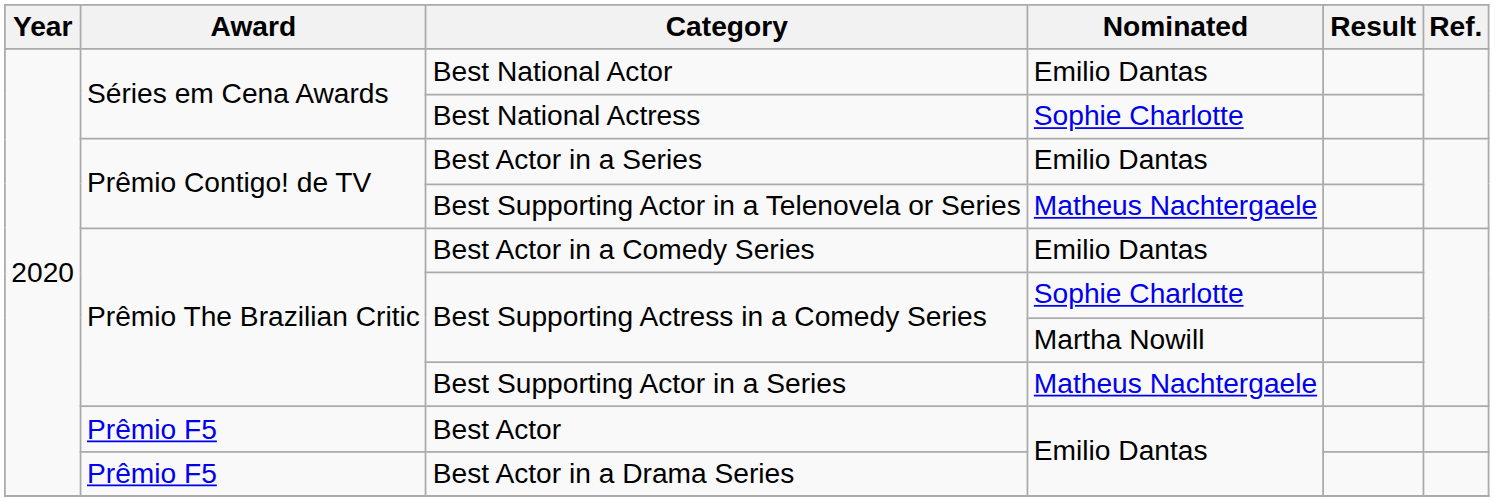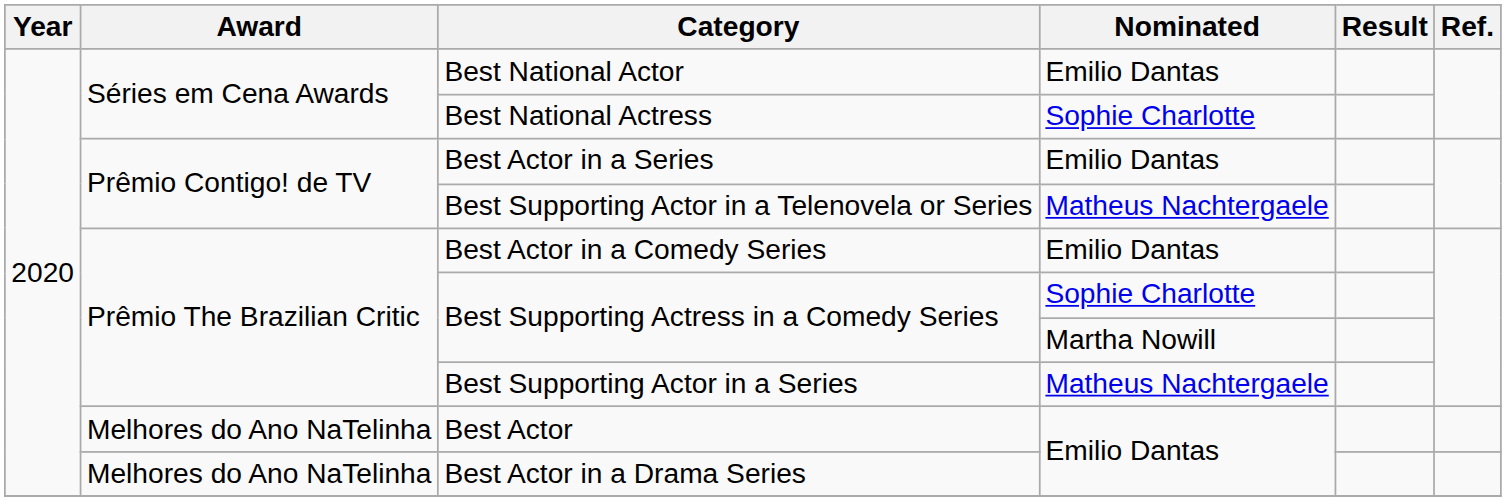(152, 428) Prêmio F5 -> (259, 428) Melhores do Ano NaTelinha
(152, 473) Prêmio F5 -> (259, 473) Melhores do Ano NaTelinha
